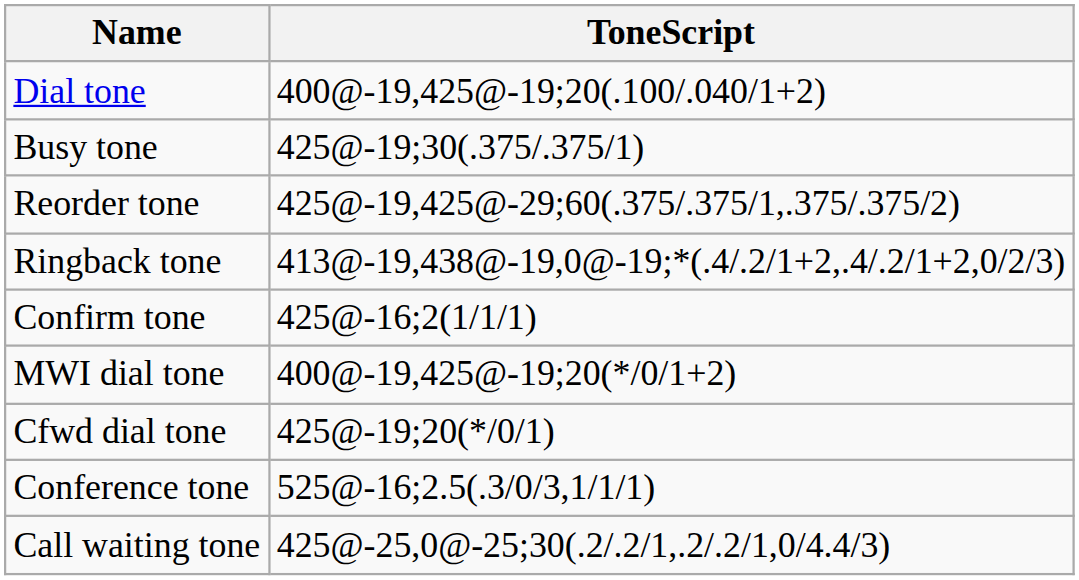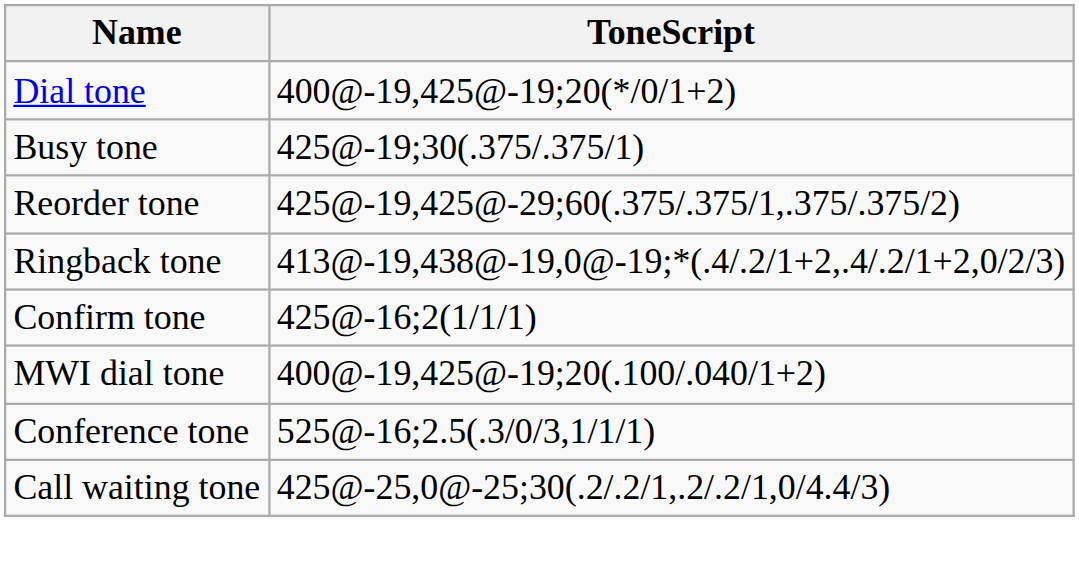(551, 89) 400@-19,425@-19;20(.100/.040/1+2) -> (507, 89) 400@-19,425@-19;20(*/0/1+2)
(507, 373) 400@-19,425@-19;20(*/0/1+2) -> (551, 373) 400@-19,425@-19;20(.100/.040/1+2)
- row: (120, 430)
